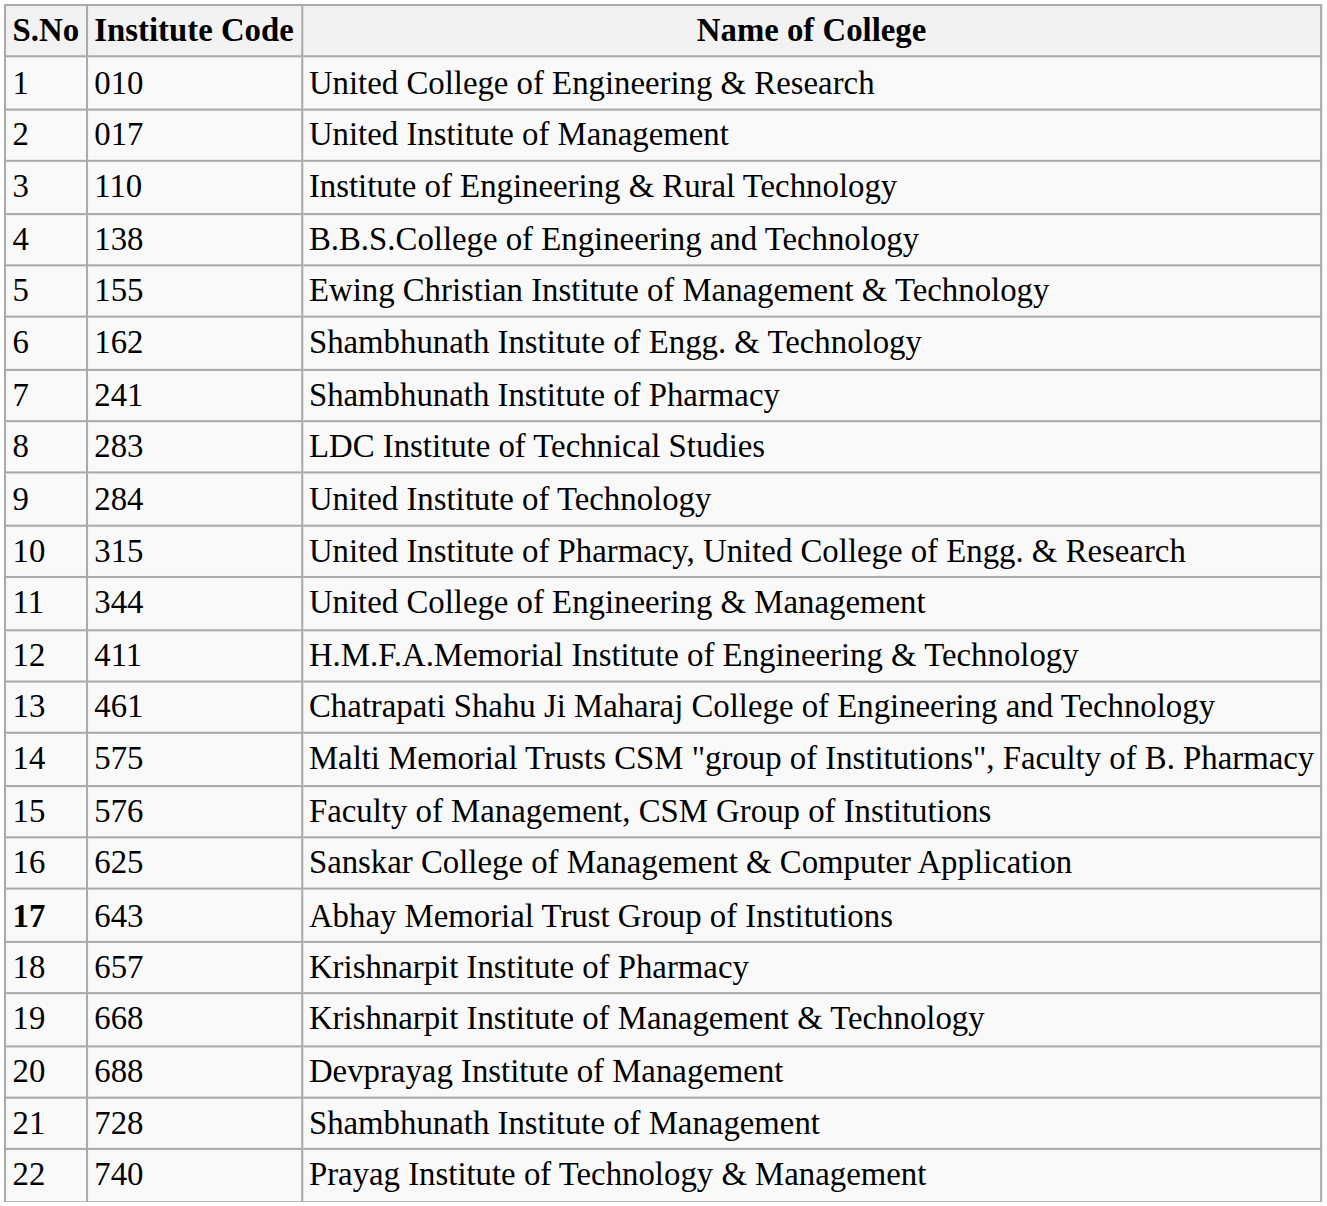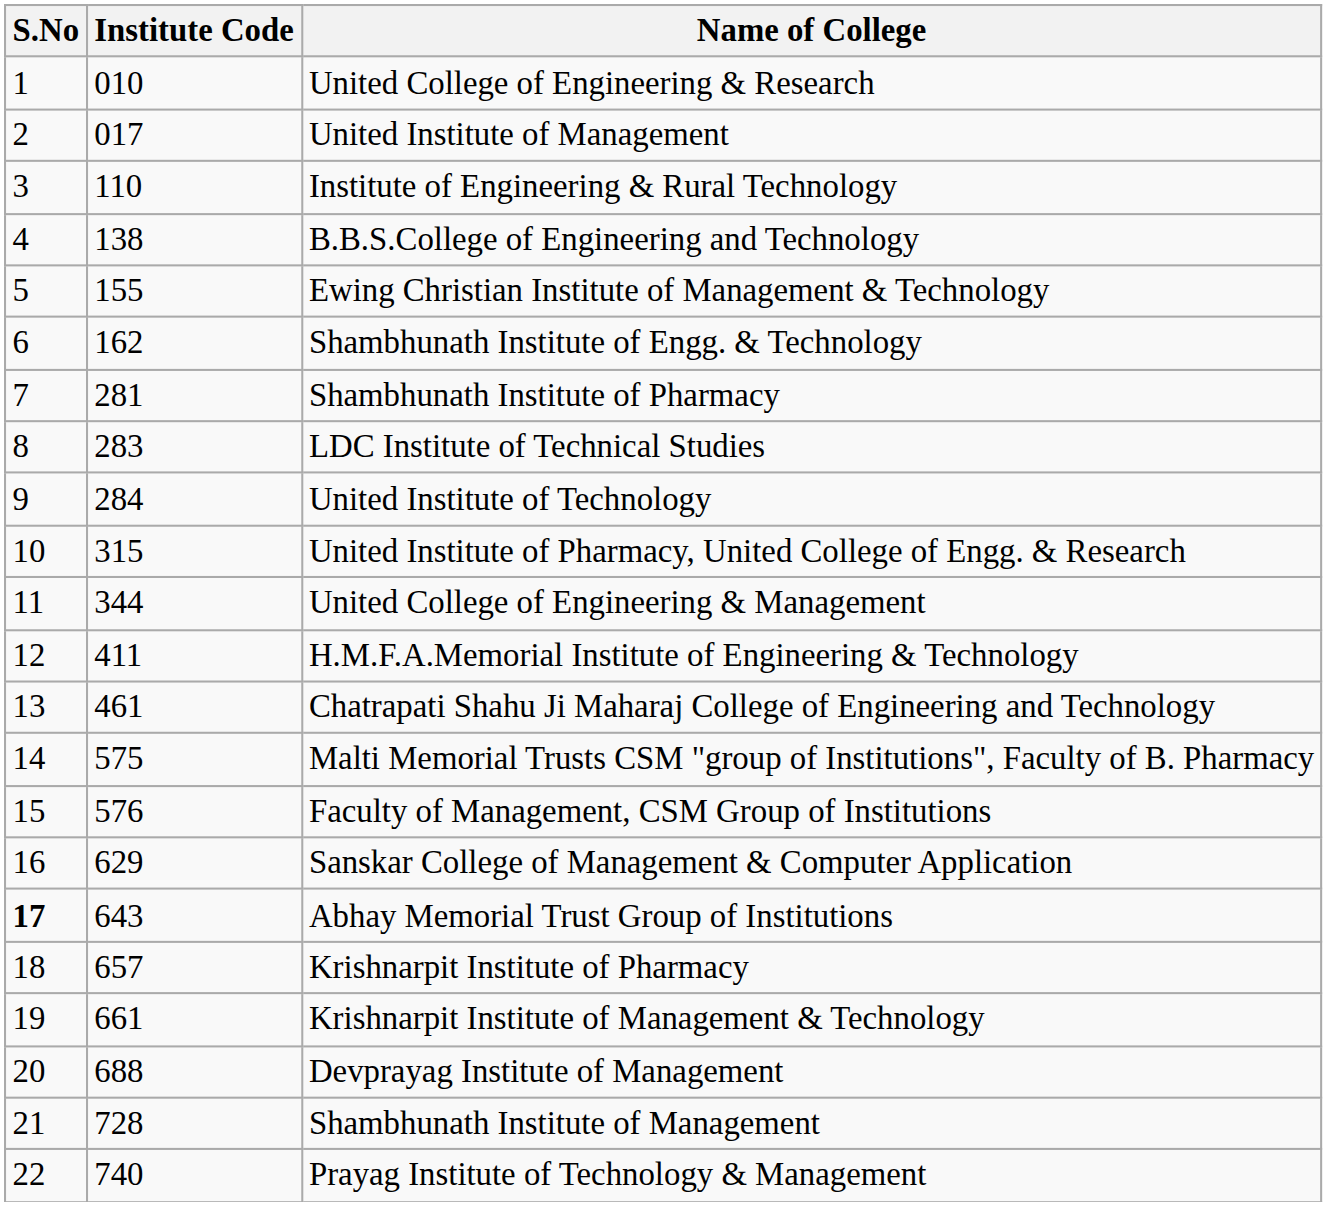(119, 394) 241 -> (119, 394) 281
(119, 862) 625 -> (119, 862) 629
(119, 1018) 668 -> (119, 1018) 661
